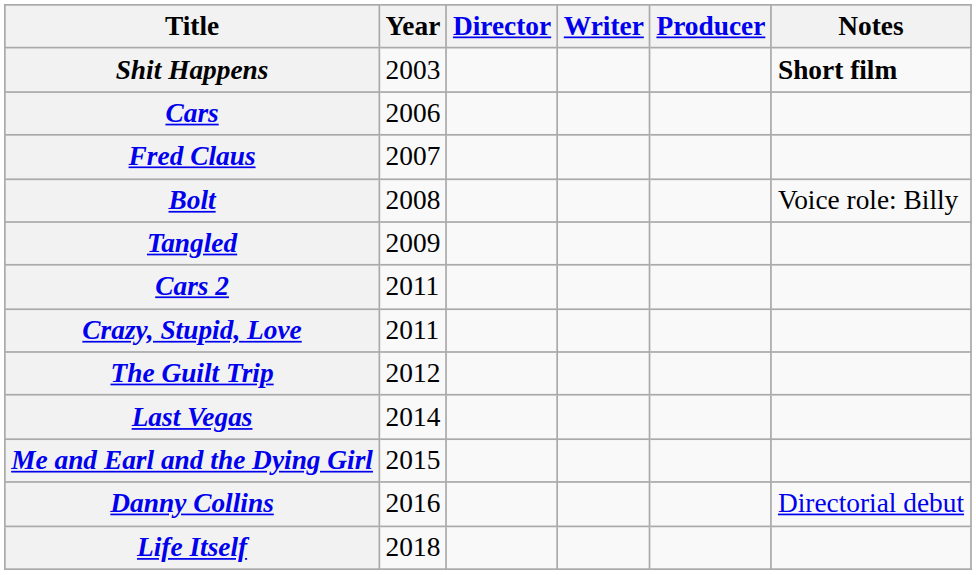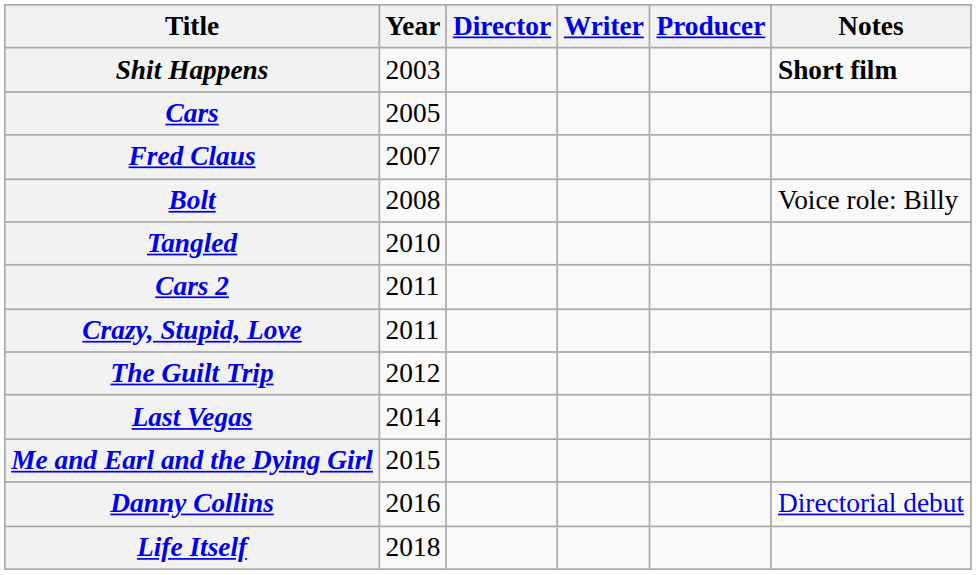(413, 112) 2006 -> (413, 112) 2005
(413, 243) 2009 -> (413, 243) 2010
